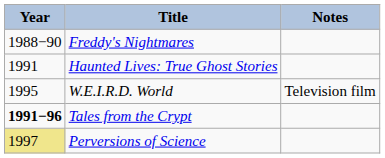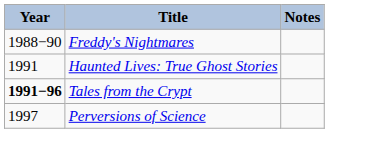- row: (121, 91)
(23, 141) khaki background -> (23, 116) no background
